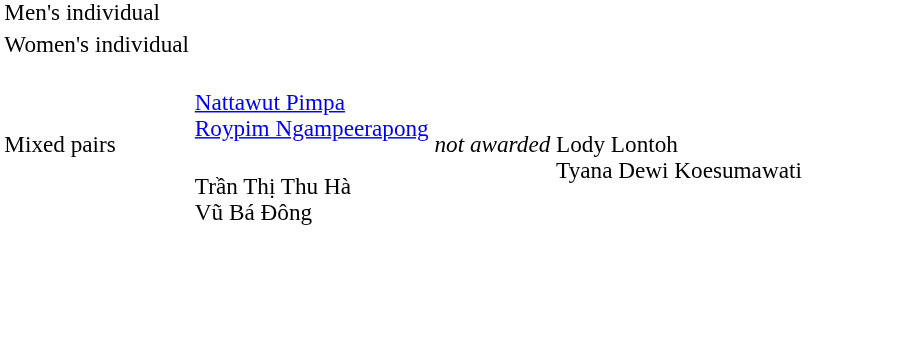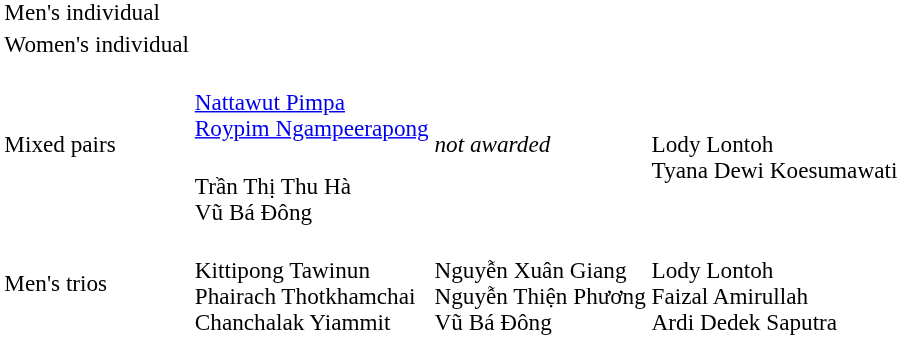+ row: (56, 283)
